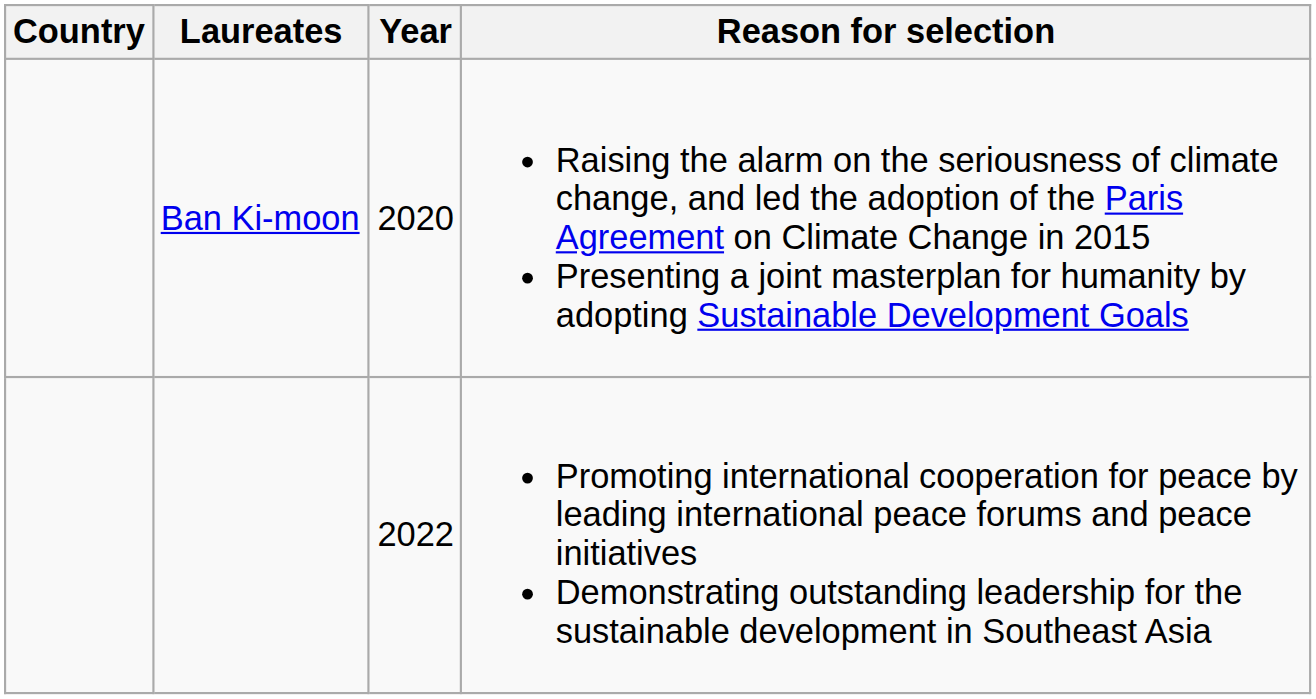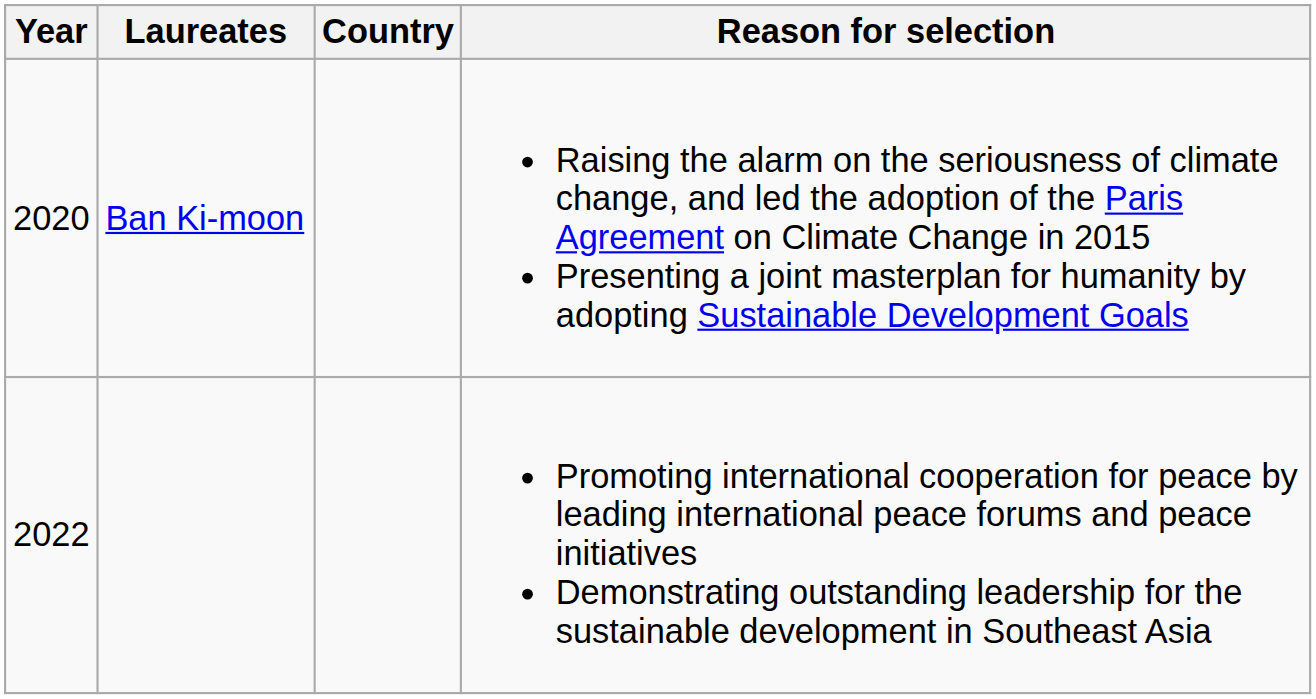columns swapped: (416, 31) <-> (79, 31)
